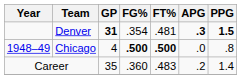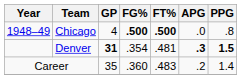rows swapped: (76, 48) <-> (73, 31)
